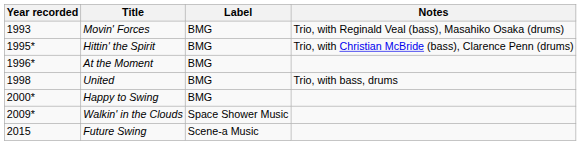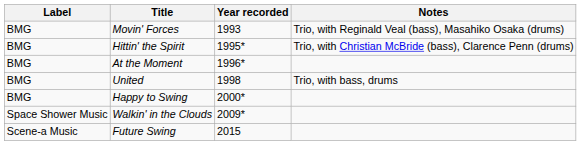columns swapped: (43, 13) <-> (238, 13)
